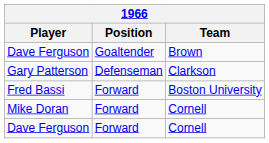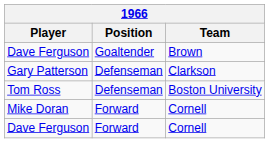+ row: (34, 90)
- row: (36, 90)
